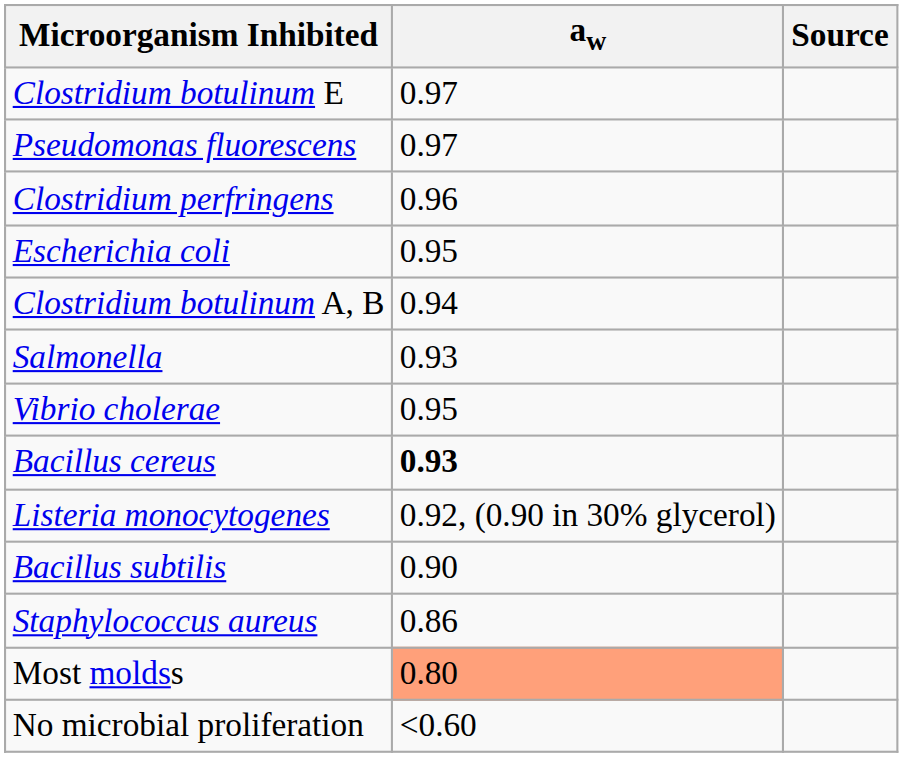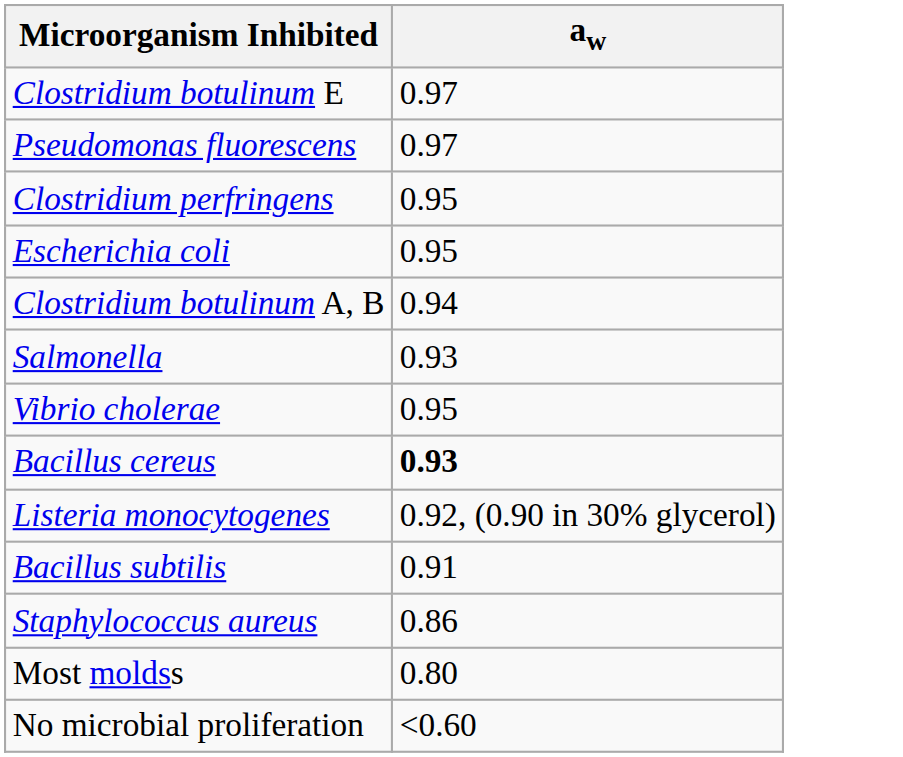- column: (840, 35)
(429, 197) 0.96 -> (429, 197) 0.95
(429, 567) 0.90 -> (429, 567) 0.91
(429, 672) lightsalmon background -> (429, 672) no background
